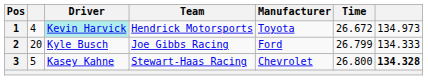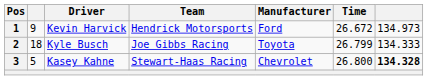(33, 29) 4 -> (33, 29) 9
(87, 29) paleturquoise background -> (87, 29) no background
(276, 29) Toyota -> (270, 29) Ford
(36, 46) 20 -> (36, 46) 18
(270, 46) Ford -> (276, 46) Toyota
